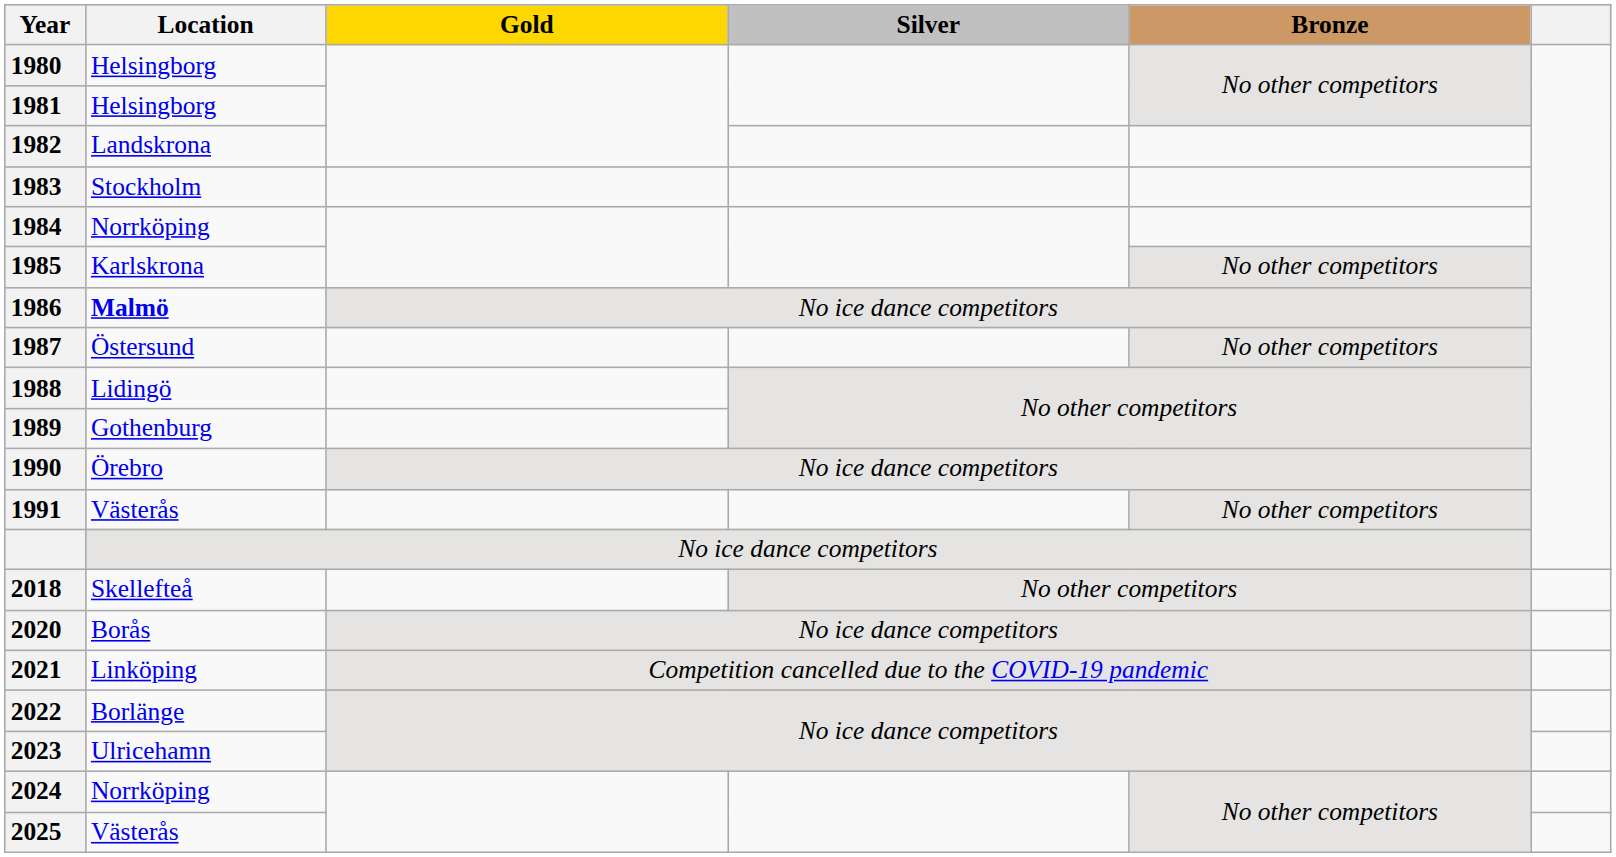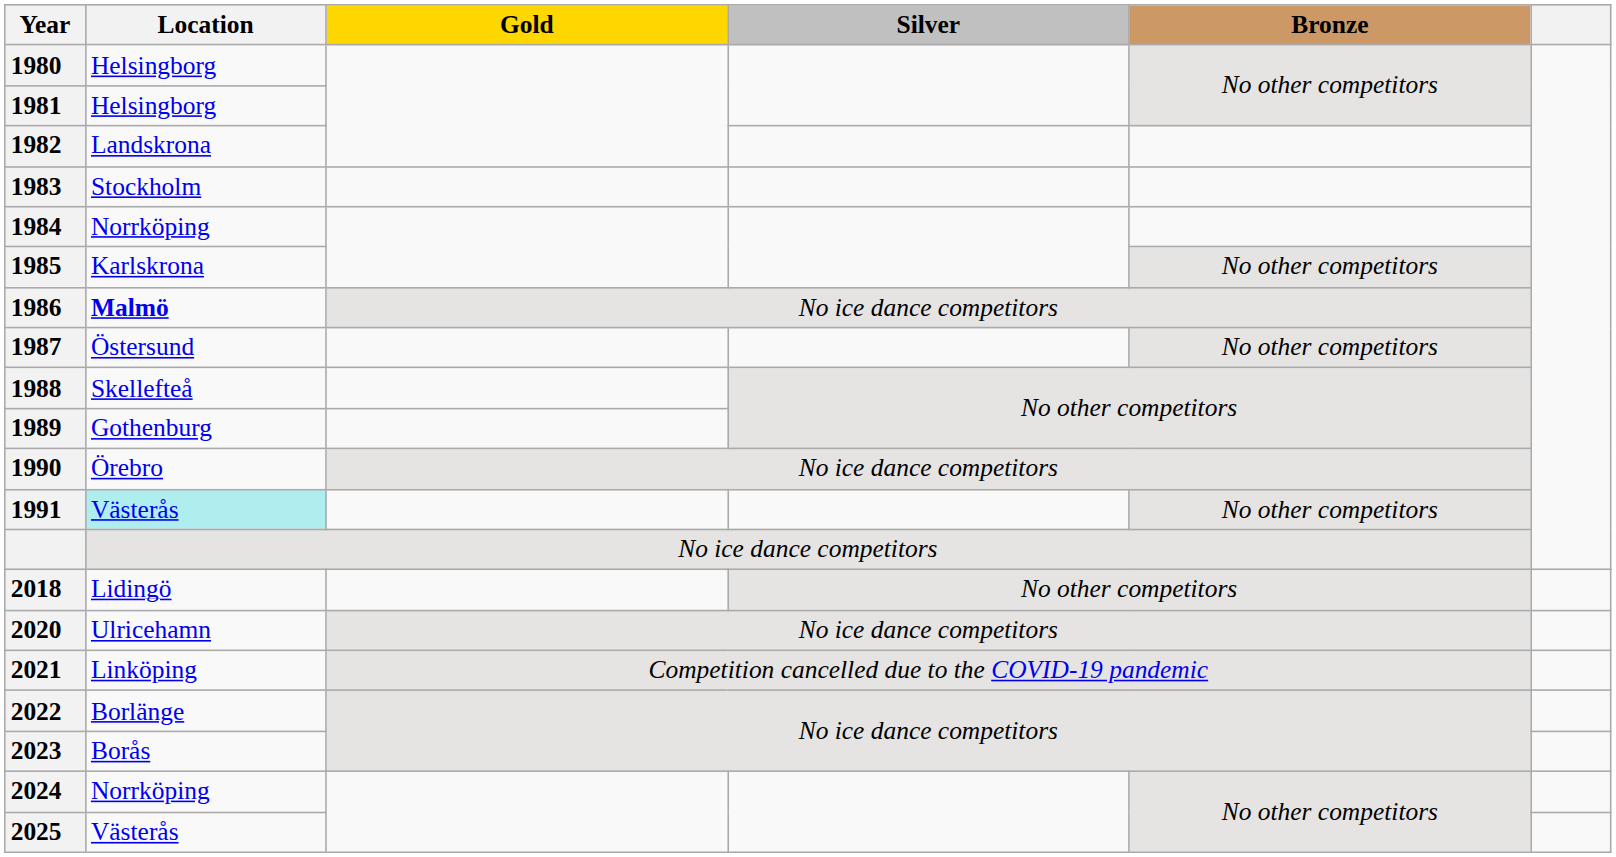(131, 387) Lidingö -> (142, 387) Skellefteå
(135, 508) no background -> (135, 508) paleturquoise background
(142, 589) Skellefteå -> (131, 589) Lidingö
(121, 629) Borås -> (151, 629) Ulricehamn
(151, 750) Ulricehamn -> (121, 750) Borås
